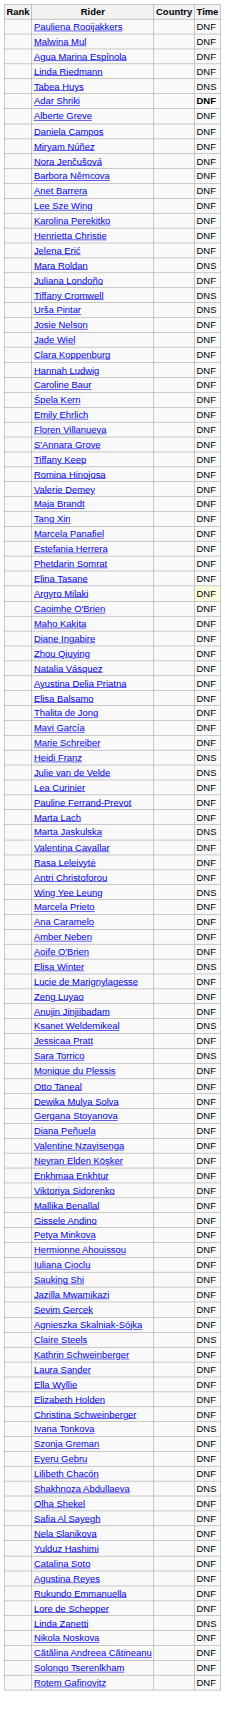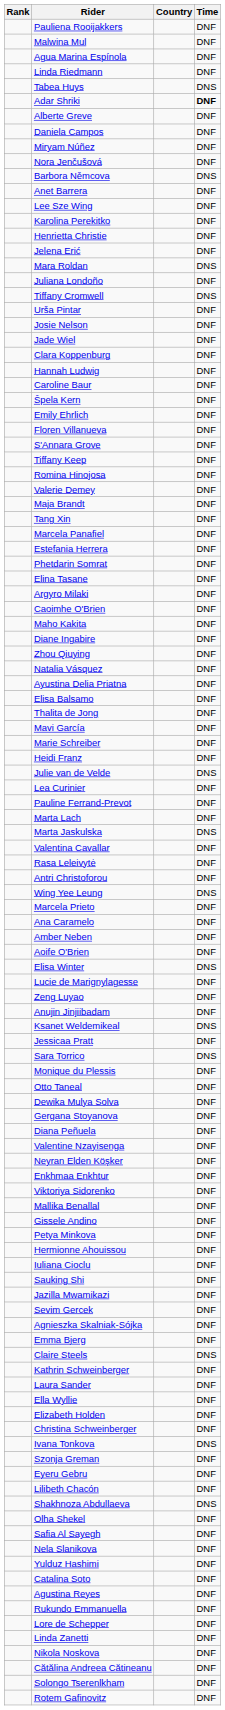(206, 176) DNF -> (206, 176) DNS
(206, 310) DNS -> (206, 310) DNF
(206, 594) lightyellow background -> (206, 594) no background
(206, 758) DNS -> (206, 758) DNF
+ row: (60, 1340)
(206, 1623) DNS -> (206, 1638) DNF
